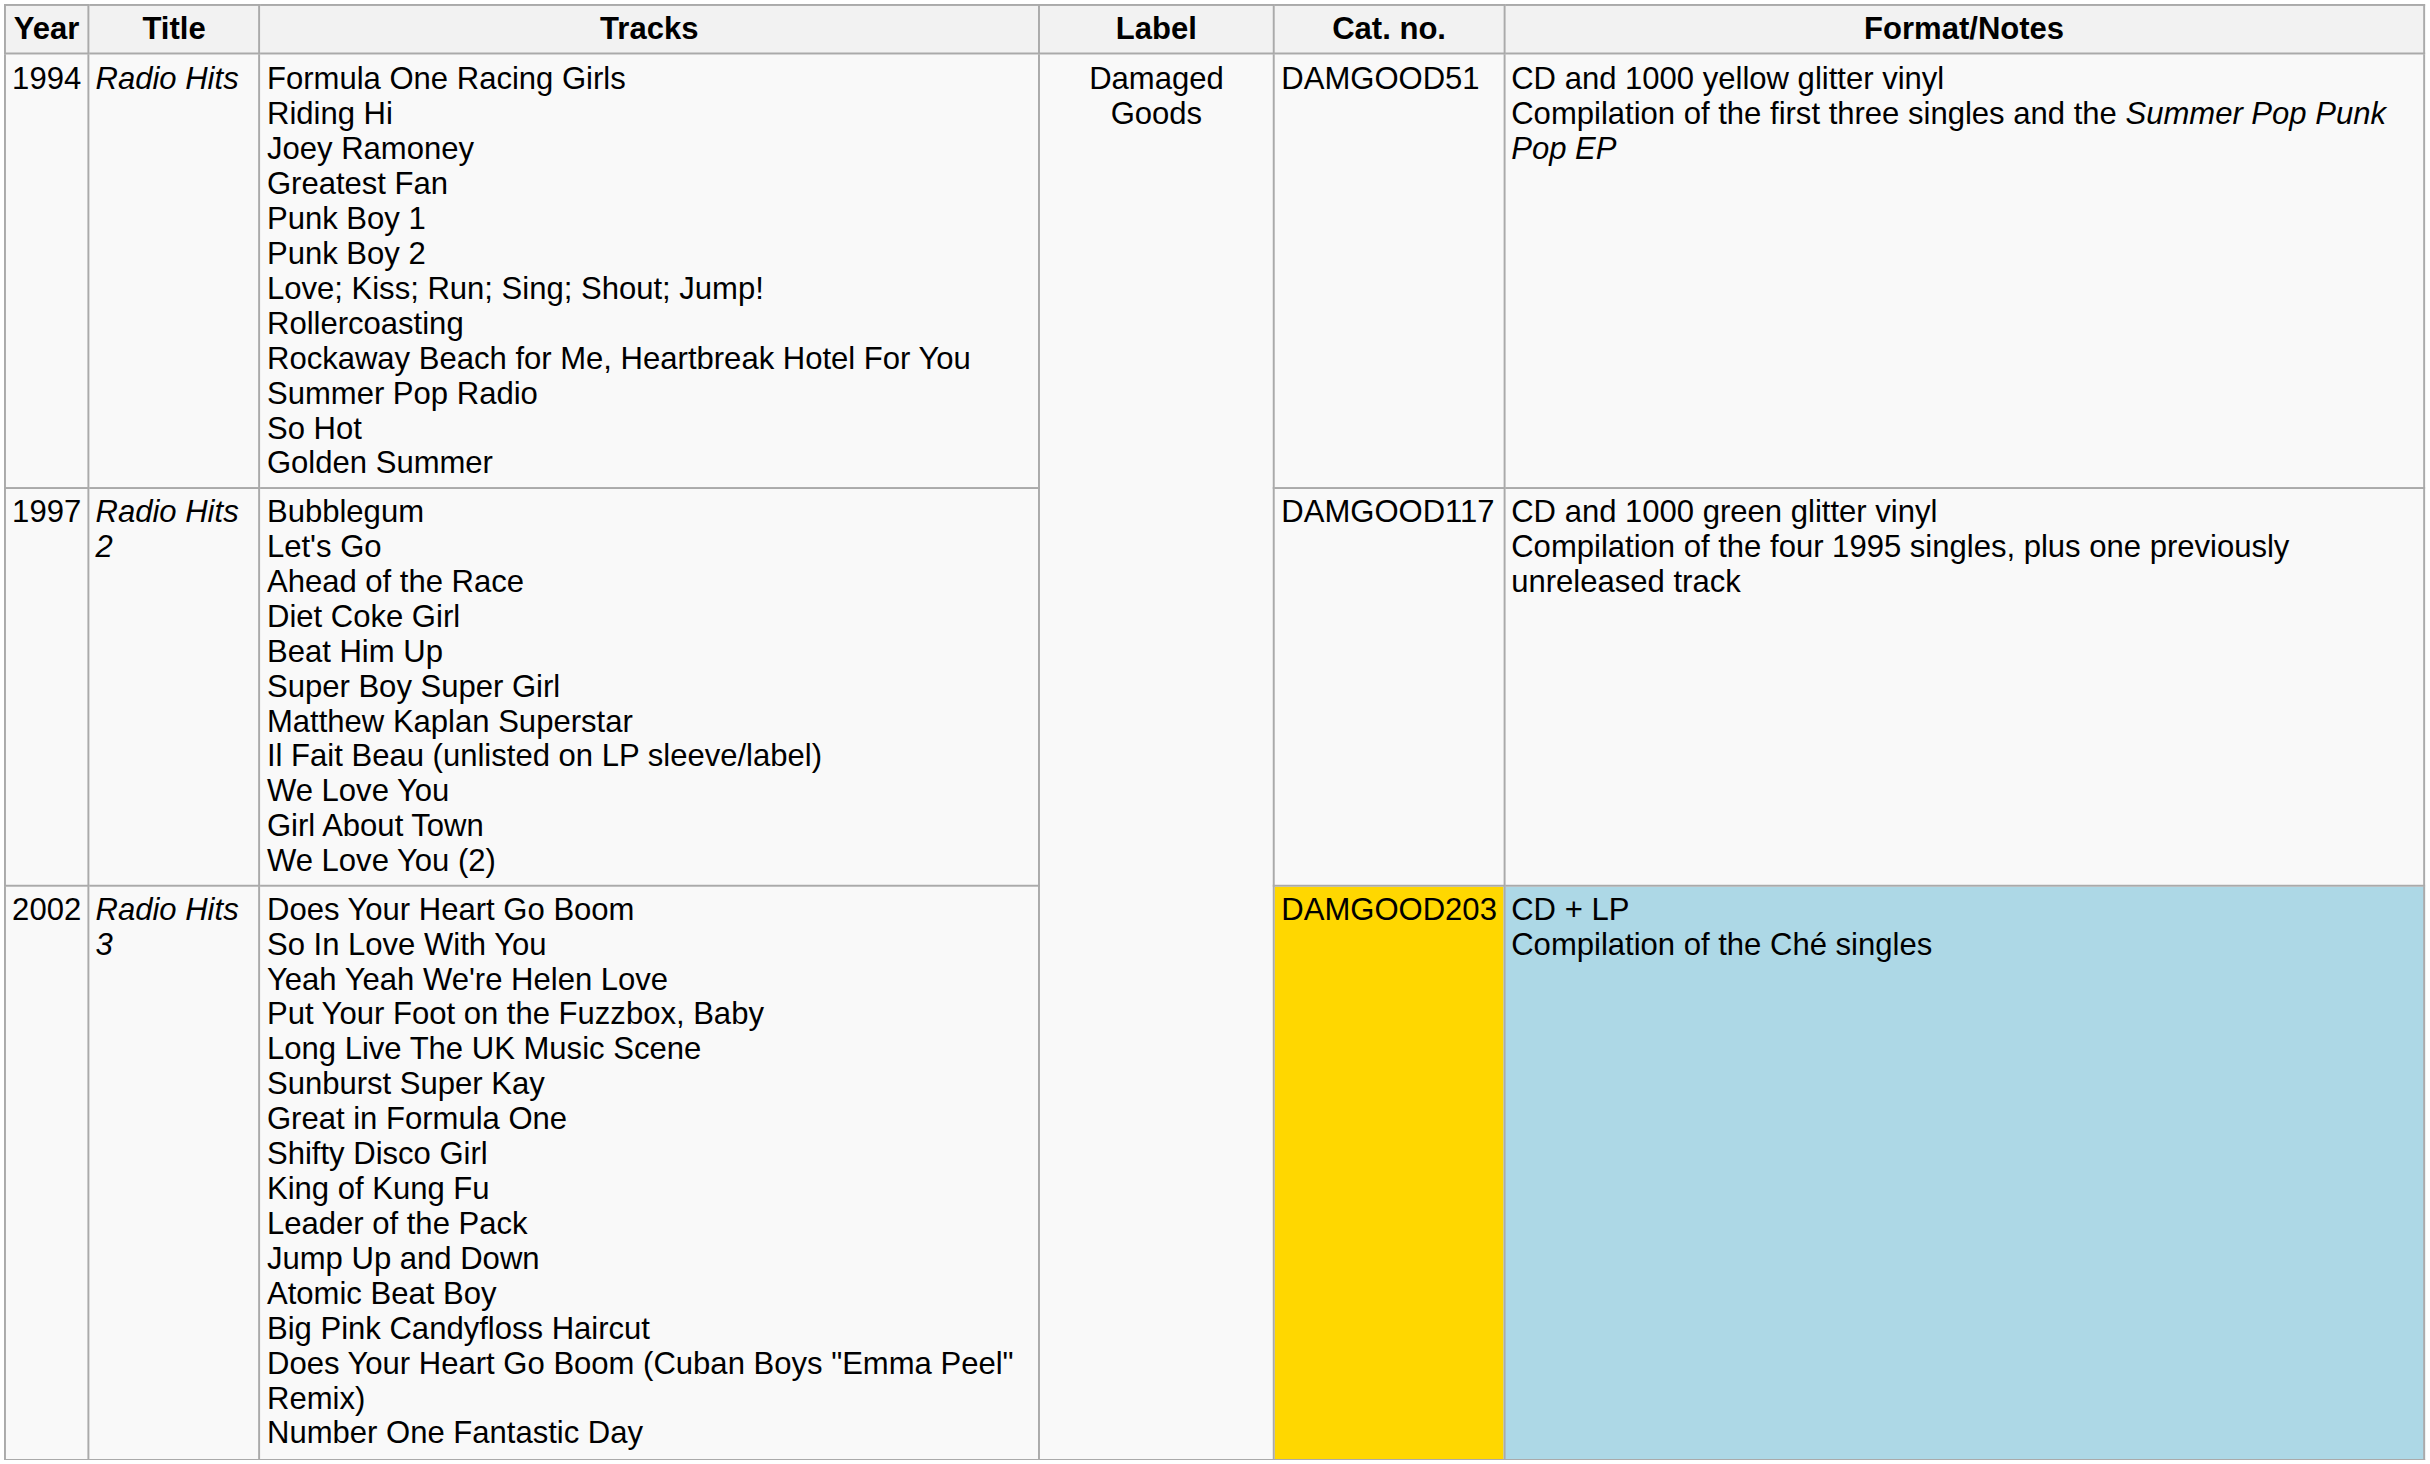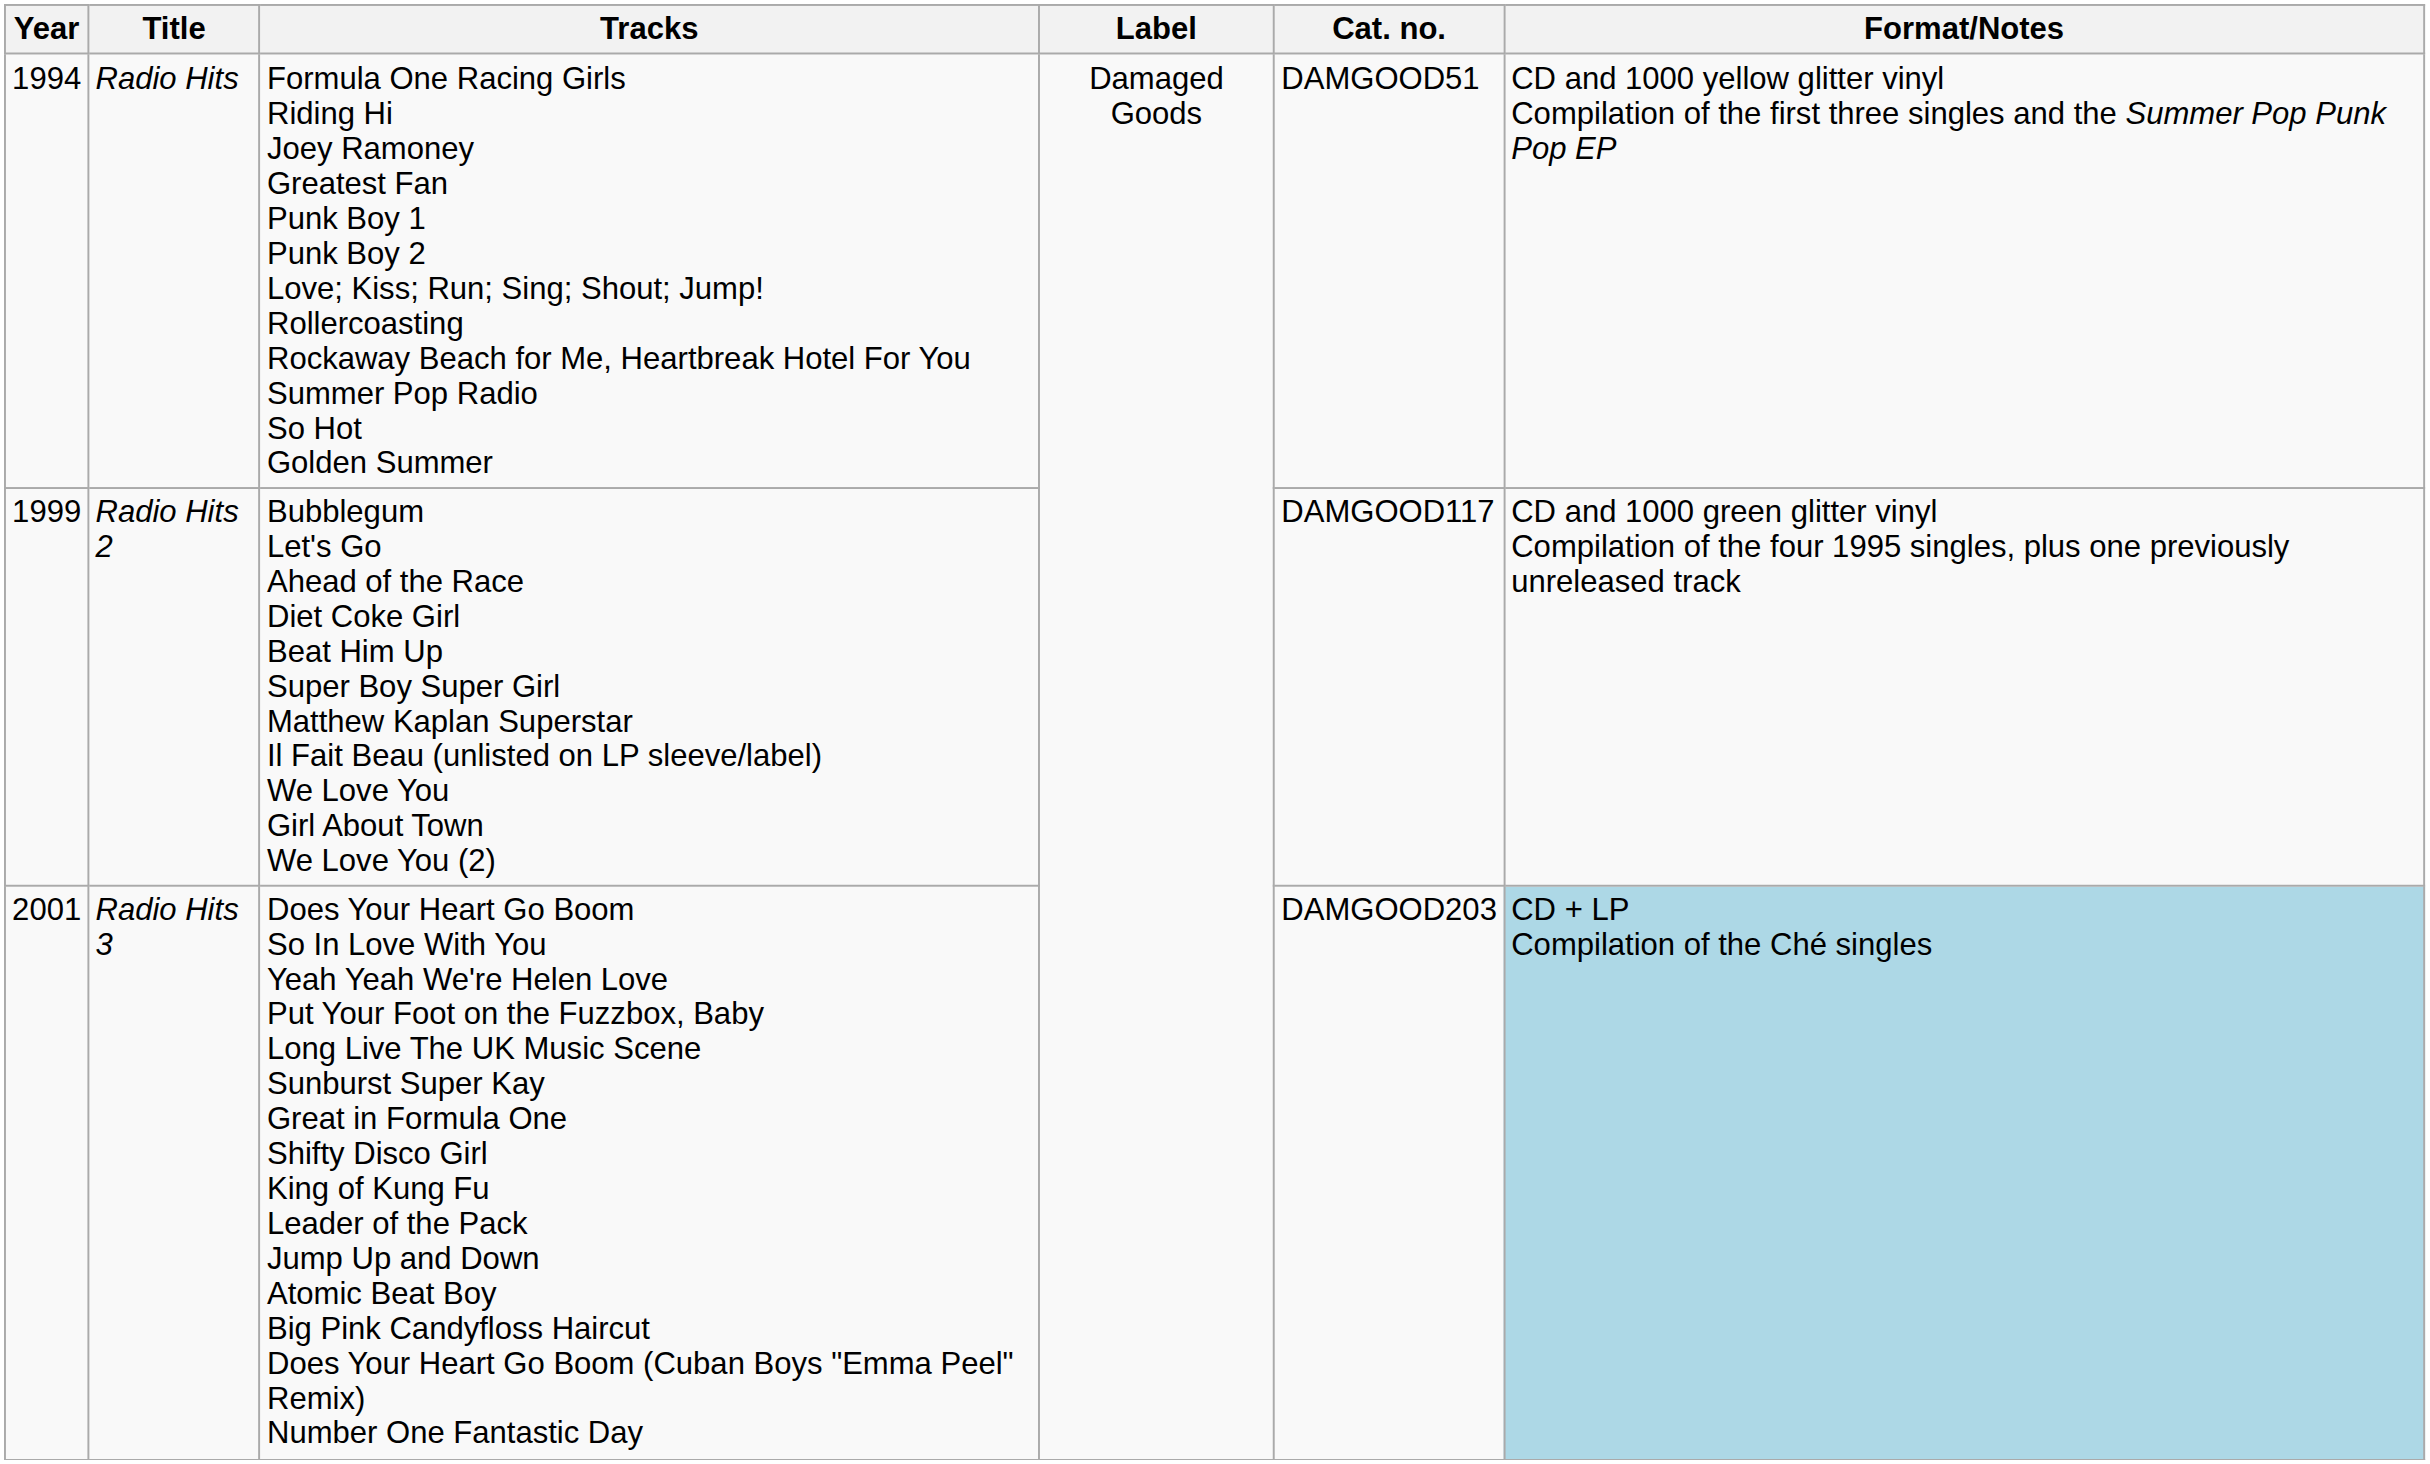(47, 511) 1997 -> (47, 511) 1999
(47, 910) 2002 -> (47, 910) 2001
(1389, 910) gold background -> (1389, 910) no background
